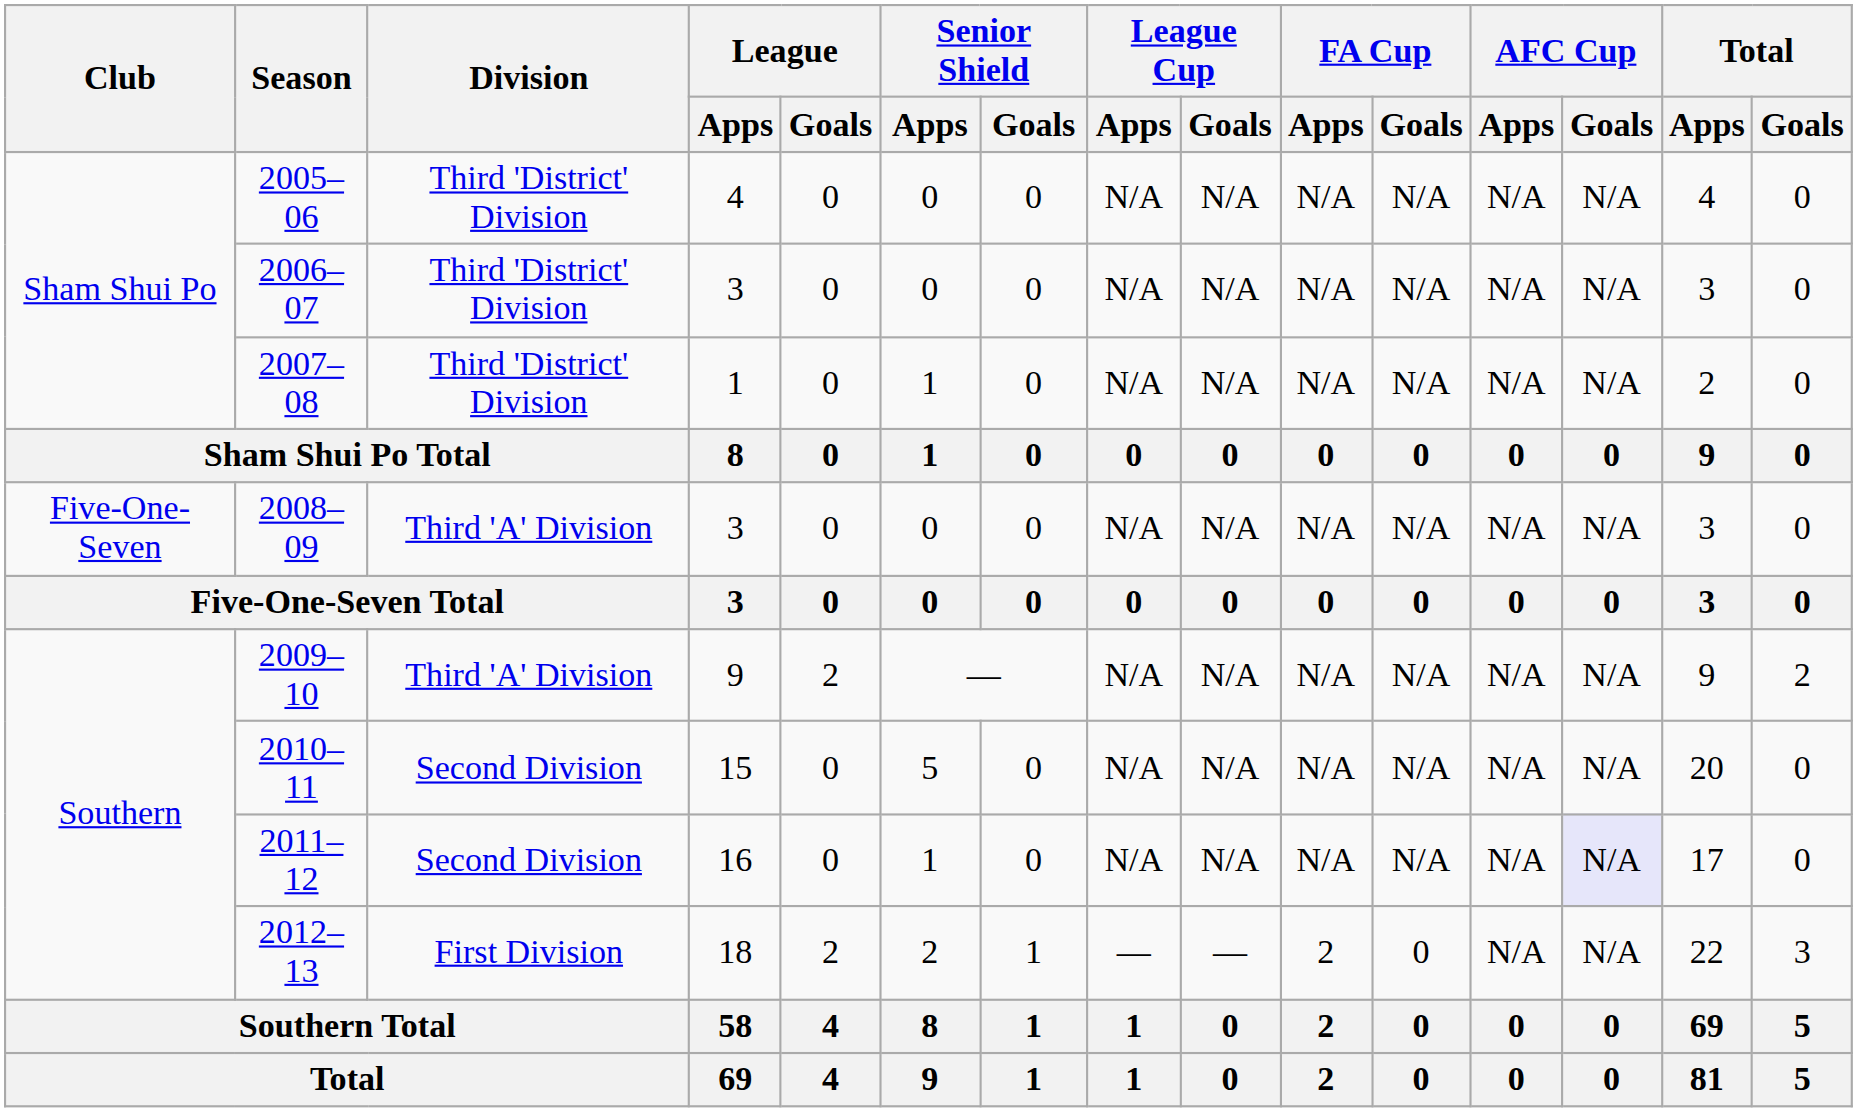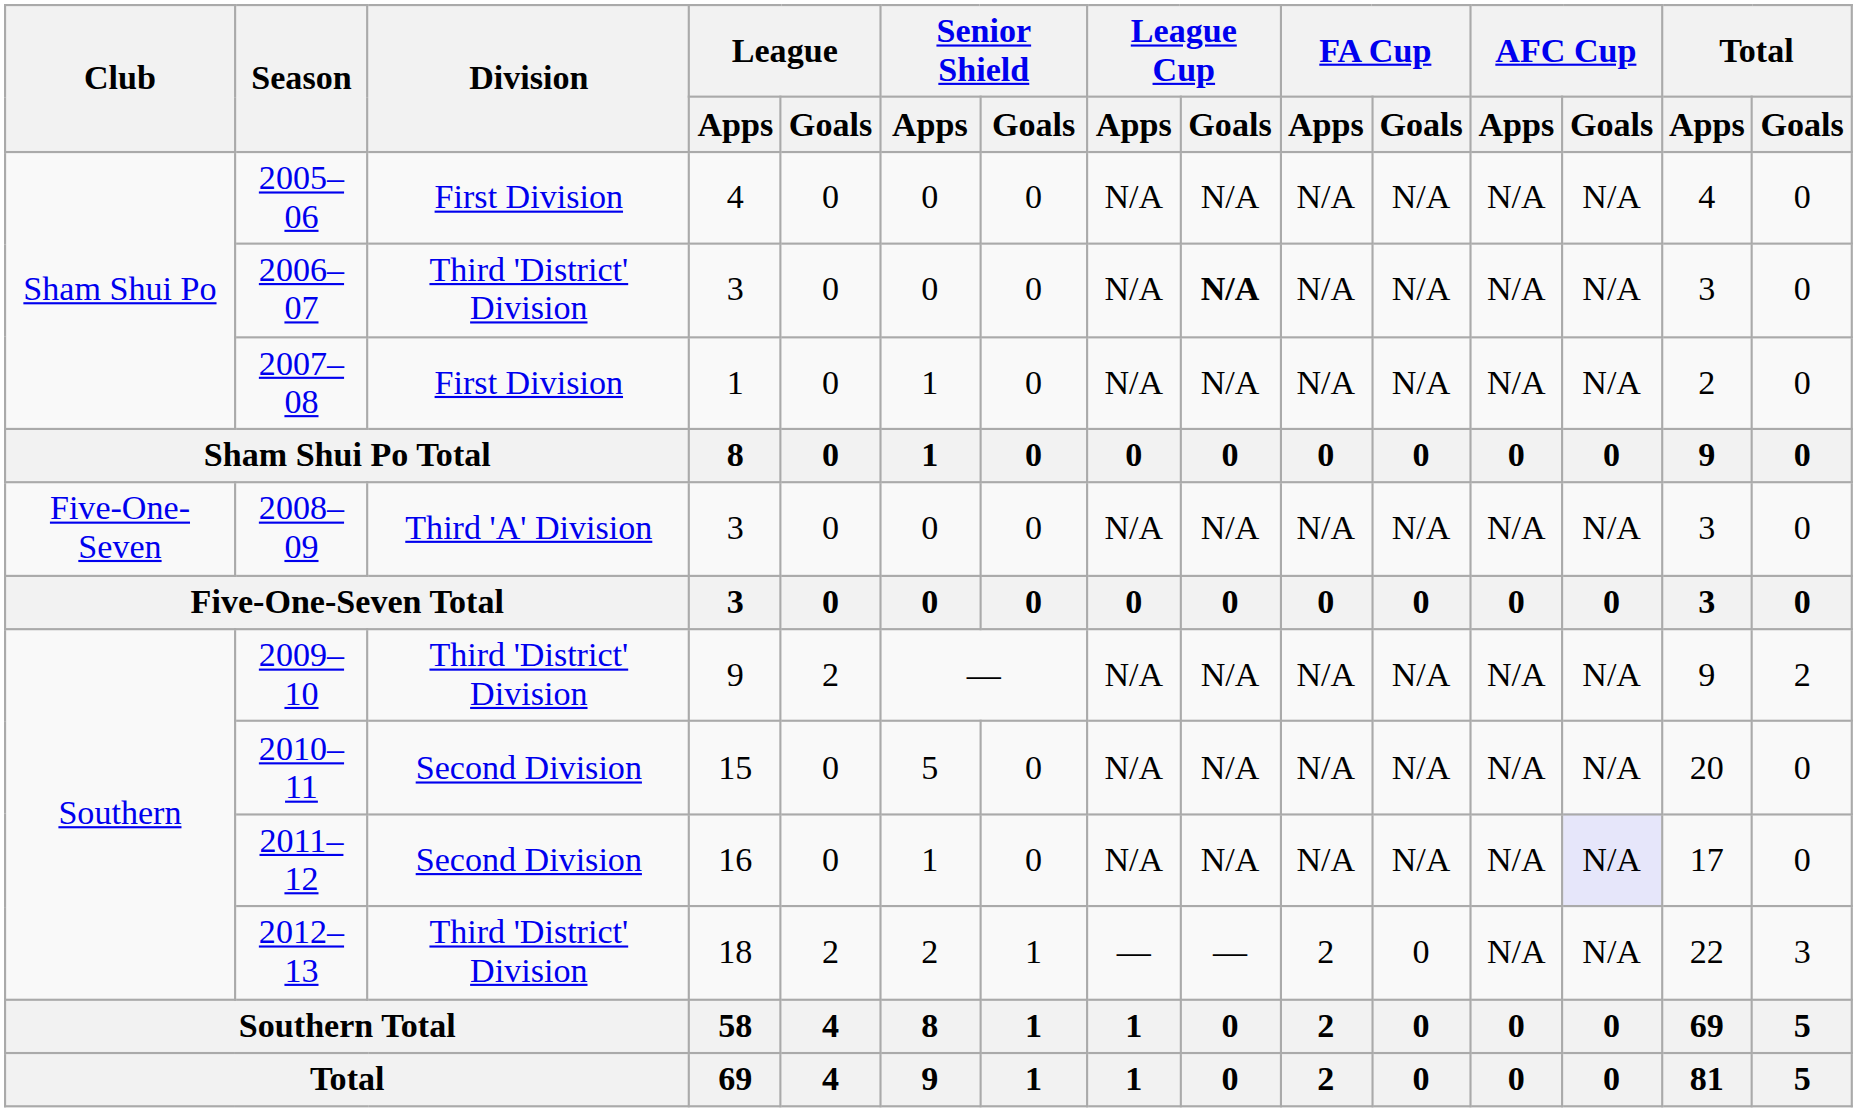(529, 197) Third 'District' Division -> (529, 197) First Division
(1230, 289) normal -> (1230, 289) bold
(529, 381) Third 'District' Division -> (529, 381) First Division
(529, 674) Third 'A' Division -> (529, 674) Third 'District' Division
(529, 951) First Division -> (529, 951) Third 'District' Division
